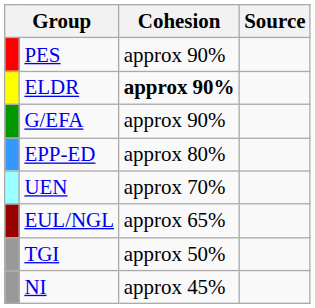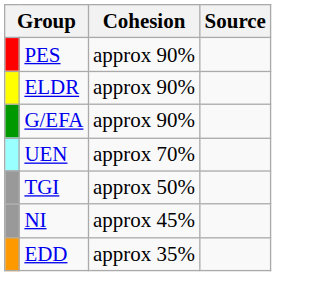(179, 87) bold -> (144, 87) normal
- row: (60, 154)
- row: (69, 220)
+ row: (46, 253)
